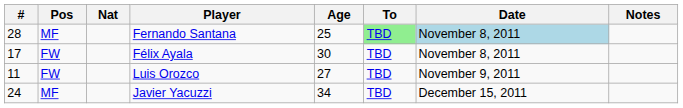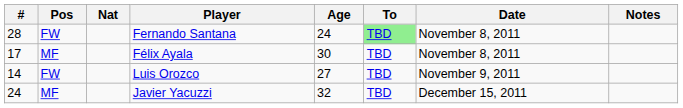(50, 34) MF -> (50, 34) FW
(324, 34) 25 -> (324, 34) 24
(469, 34) lightblue background -> (469, 34) no background
(50, 54) FW -> (50, 54) MF
(14, 74) 11 -> (14, 74) 14
(324, 93) 34 -> (324, 93) 32
